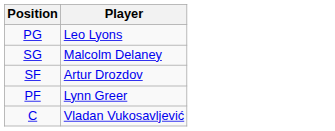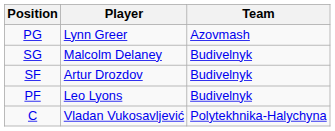+ column: (258, 14)
(93, 34) Leo Lyons -> (96, 34) Lynn Greer
(96, 95) Lynn Greer -> (93, 95) Leo Lyons
